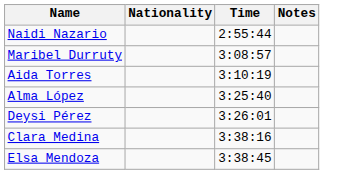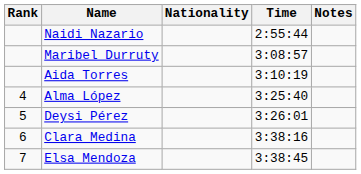+ column: (23, 15)
